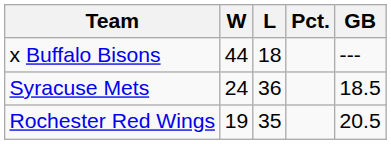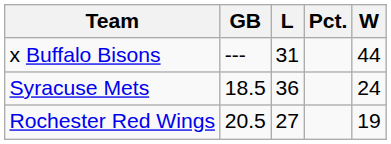columns swapped: (236, 21) <-> (360, 21)
(270, 54) 18 -> (287, 54) 31
(270, 121) 35 -> (287, 121) 27
